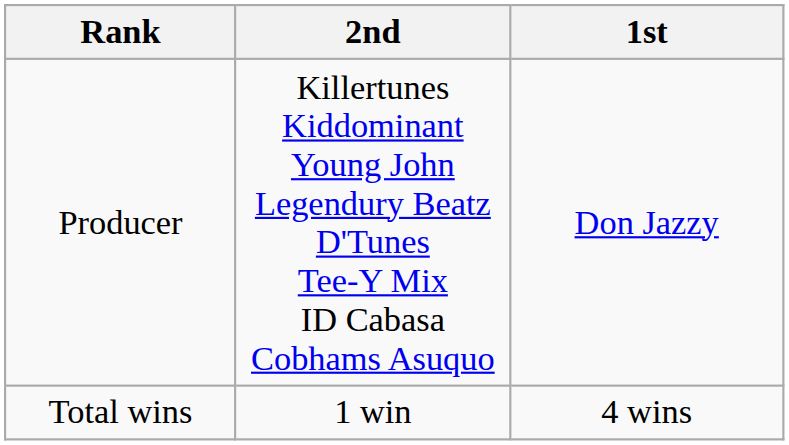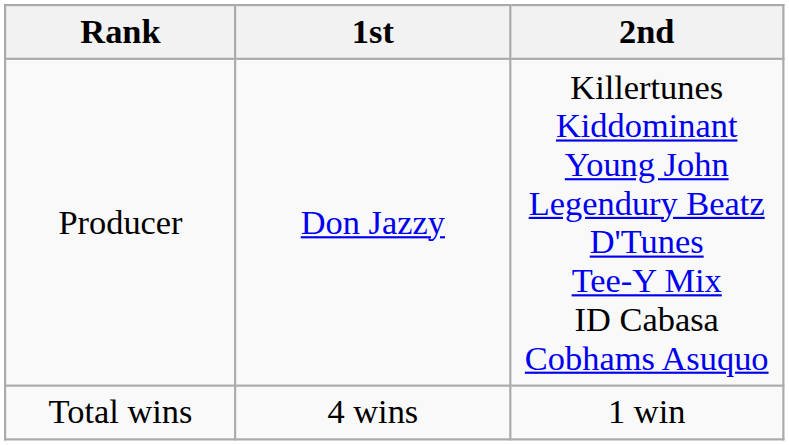columns swapped: (647, 31) <-> (373, 31)
